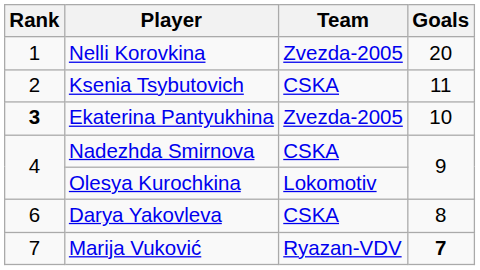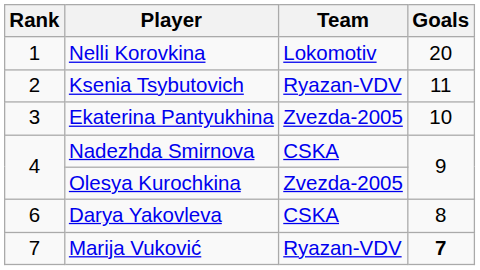(343, 53) Zvezda-2005 -> (330, 53) Lokomotiv
(311, 85) CSKA -> (342, 85) Ryazan-VDV
(34, 118) bold -> (34, 118) normal
(330, 183) Lokomotiv -> (343, 183) Zvezda-2005
